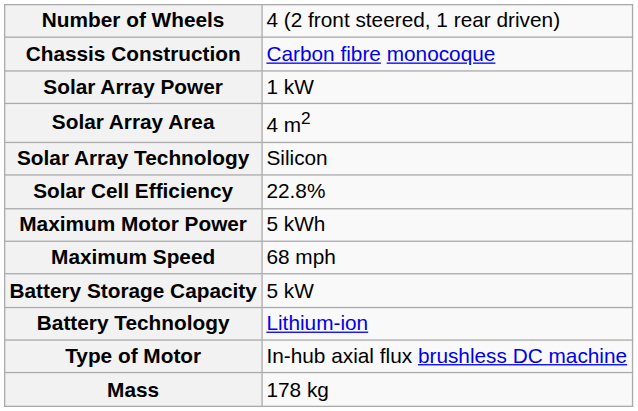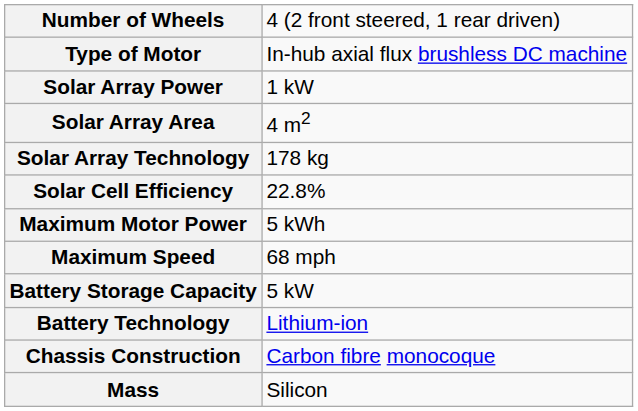rows swapped: (133, 356) <-> (133, 53)
(297, 158) Silicon -> (298, 158) 178 kg
(298, 389) 178 kg -> (297, 389) Silicon
